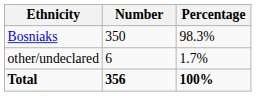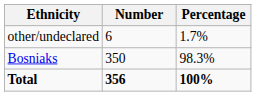rows swapped: (32, 36) <-> (53, 58)
